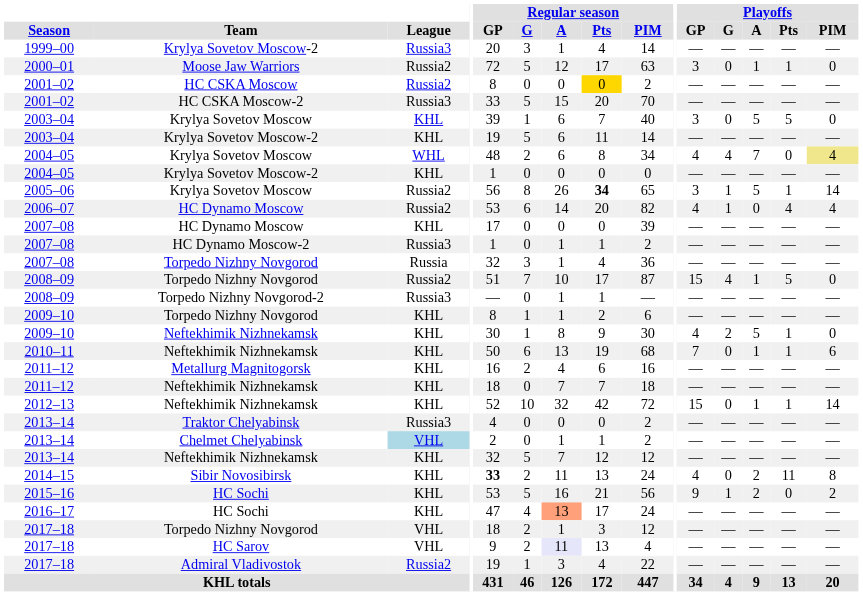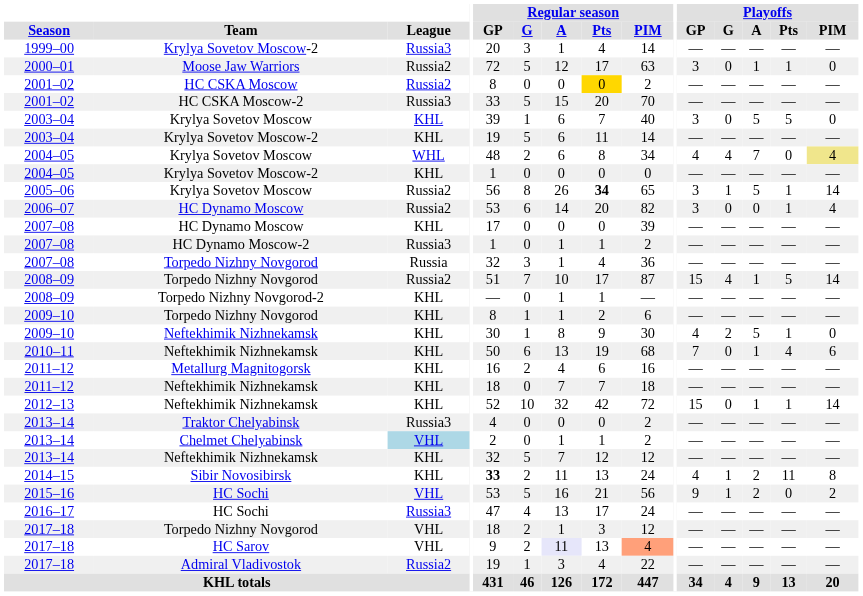(696, 208) 4 -> (696, 208) 3
(728, 208) 1 -> (728, 208) 0
(789, 208) 4 -> (789, 208) 1
(833, 279) 0 -> (833, 279) 14
(429, 297) Russia3 -> (429, 297) KHL
(789, 351) 1 -> (789, 351) 4
(728, 475) 0 -> (728, 475) 1
(429, 493) KHL -> (429, 493) VHL
(429, 511) KHL -> (429, 511) Russia3
(561, 511) lightsalmon background -> (561, 511) no background
(648, 546) no background -> (648, 546) lightsalmon background
